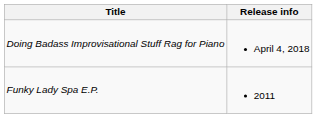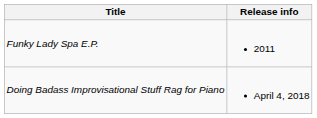rows swapped: (53, 90) <-> (115, 43)
